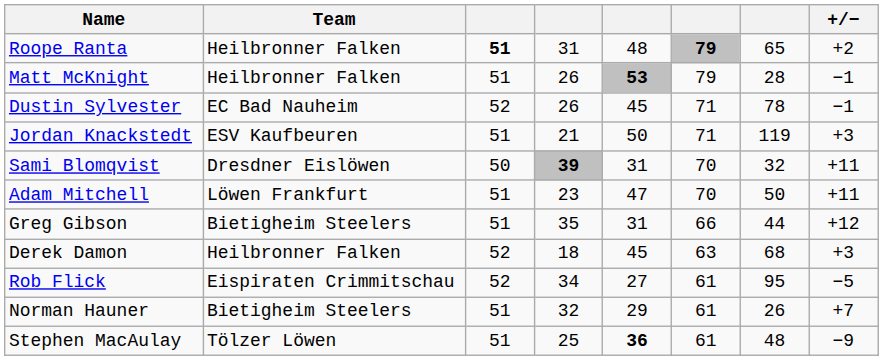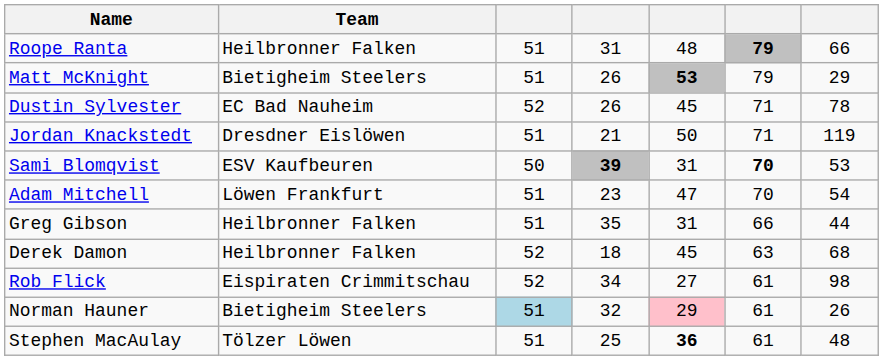- column: (843, 19)
(500, 49) bold -> (534, 49) normal
(775, 49) 65 -> (839, 49) 66
(304, 78) Heilbronner Falken -> (325, 78) Bietigheim Steelers
(775, 78) 28 -> (839, 78) 29
(282, 136) ESV Kaufbeuren -> (314, 136) Dresdner Eislöwen
(299, 166) Dresdner Eislöwen -> (298, 166) ESV Kaufbeuren
(706, 166) normal -> (763, 166) bold
(775, 166) 32 -> (839, 166) 53
(775, 195) 50 -> (839, 195) 54
(309, 224) Bietigheim Steelers -> (319, 224) Heilbronner Falken
(775, 282) 95 -> (839, 282) 98
(500, 312) no background -> (534, 312) lightblue background
(637, 312) no background -> (687, 312) pink background
